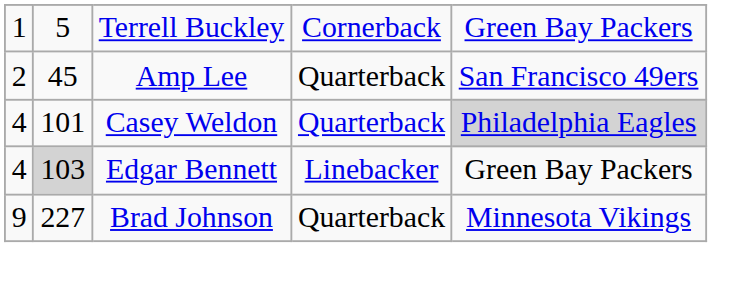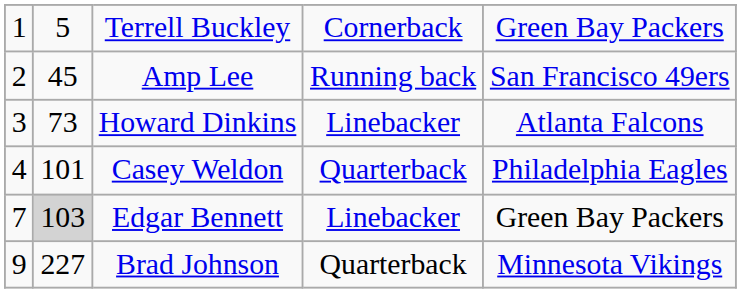(371, 75) Quarterback -> (393, 75) Running back
+ row: (198, 122)
(579, 122) lightgrey background -> (610, 169) no background
(19, 169) 4 -> (19, 216) 7
